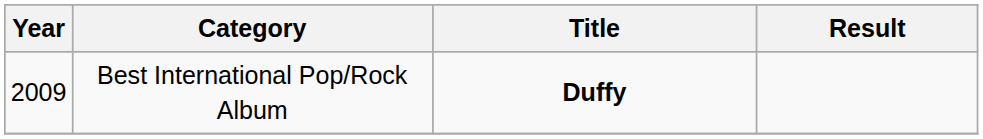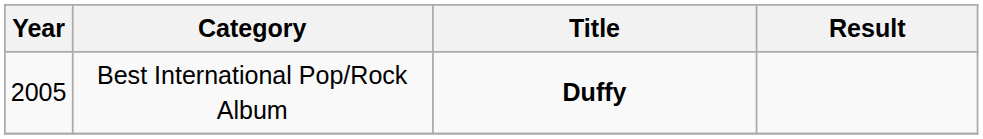(39, 92) 2009 -> (39, 92) 2005
